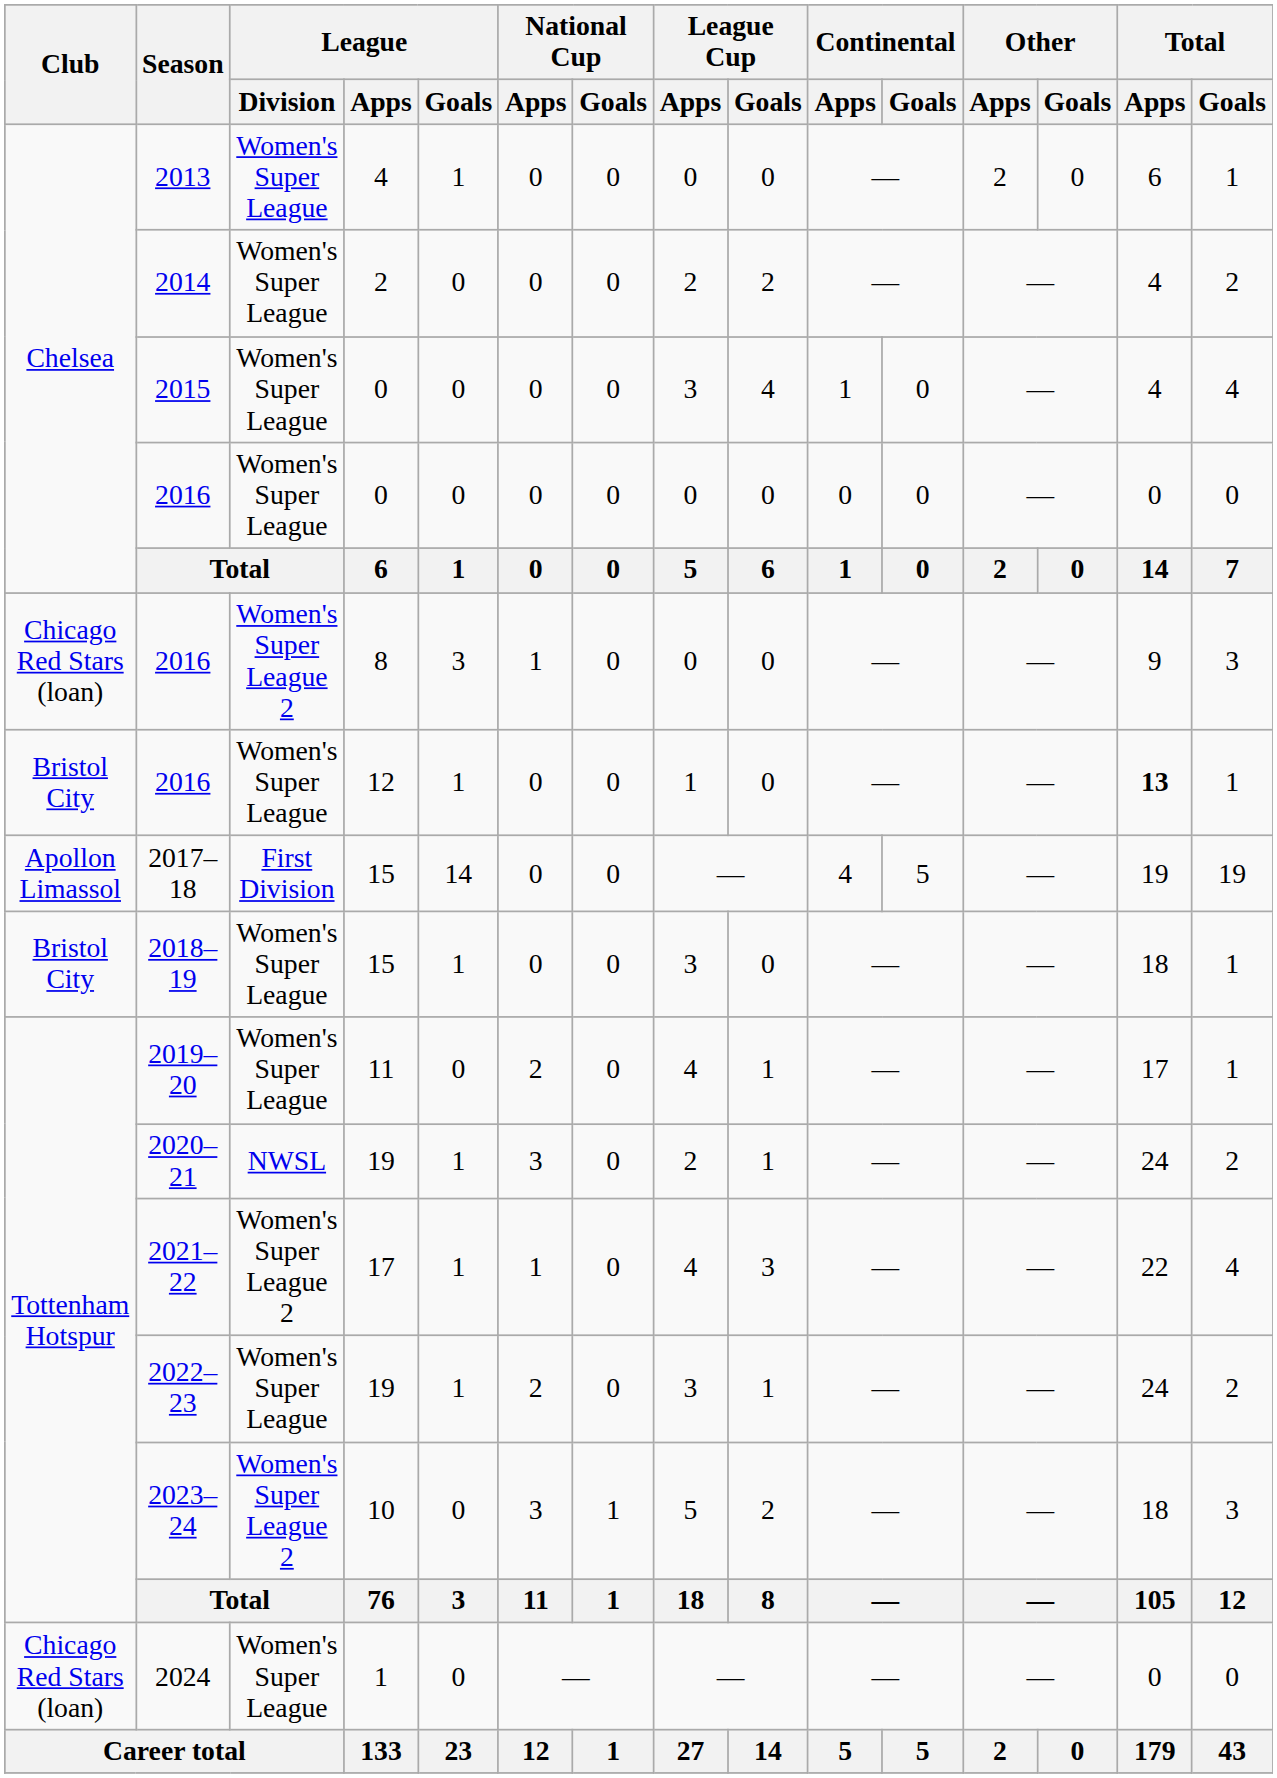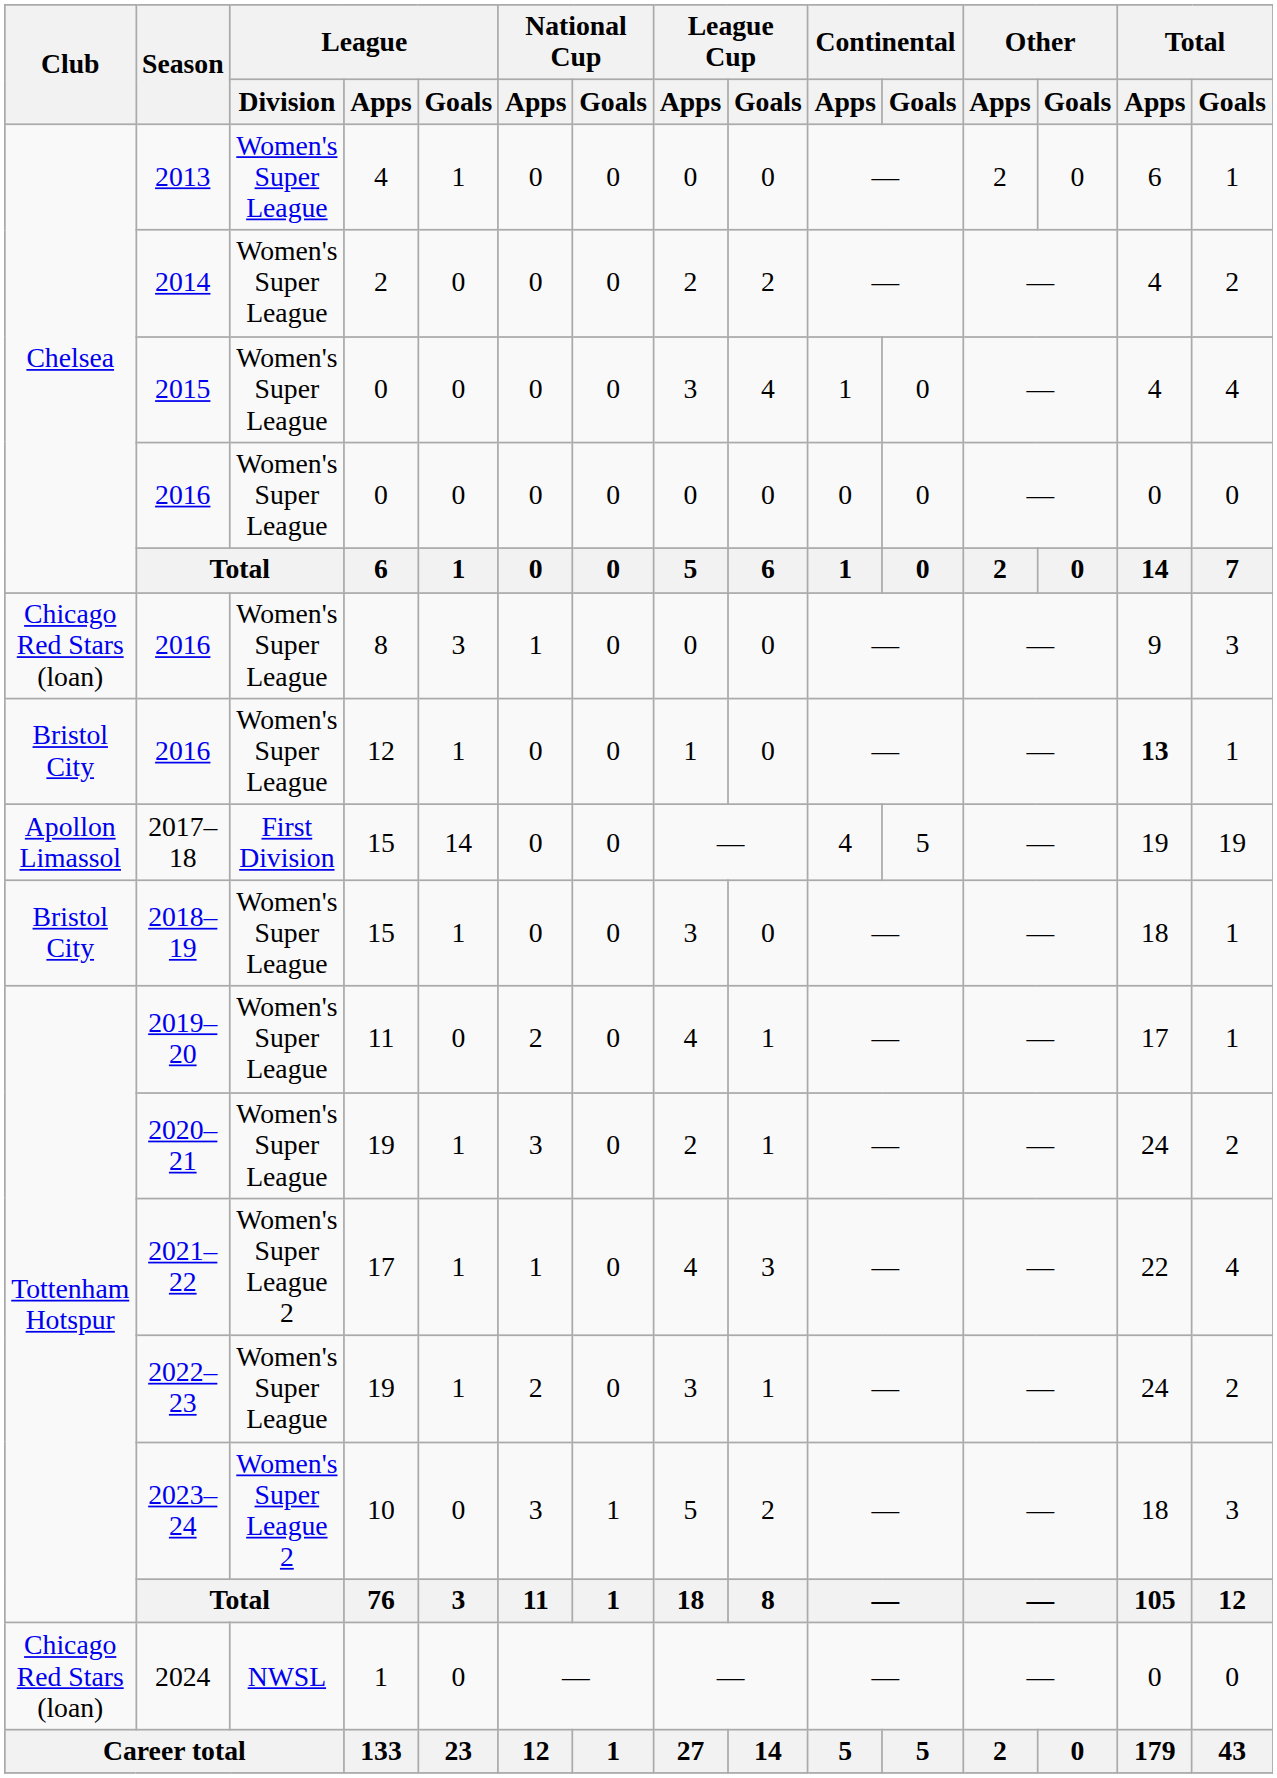(287, 660) Women's Super League 2 -> (287, 645) Women's Super League
(287, 1160) NWSL -> (287, 1144) Women's Super League
(287, 1675) Women's Super League -> (287, 1675) NWSL
